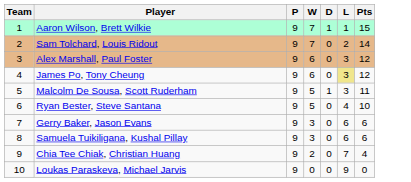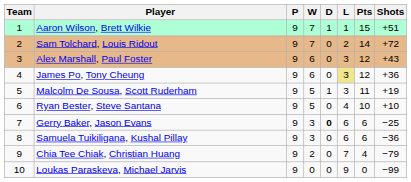+ column: (391, 12)
(329, 122) normal -> (329, 122) bold
